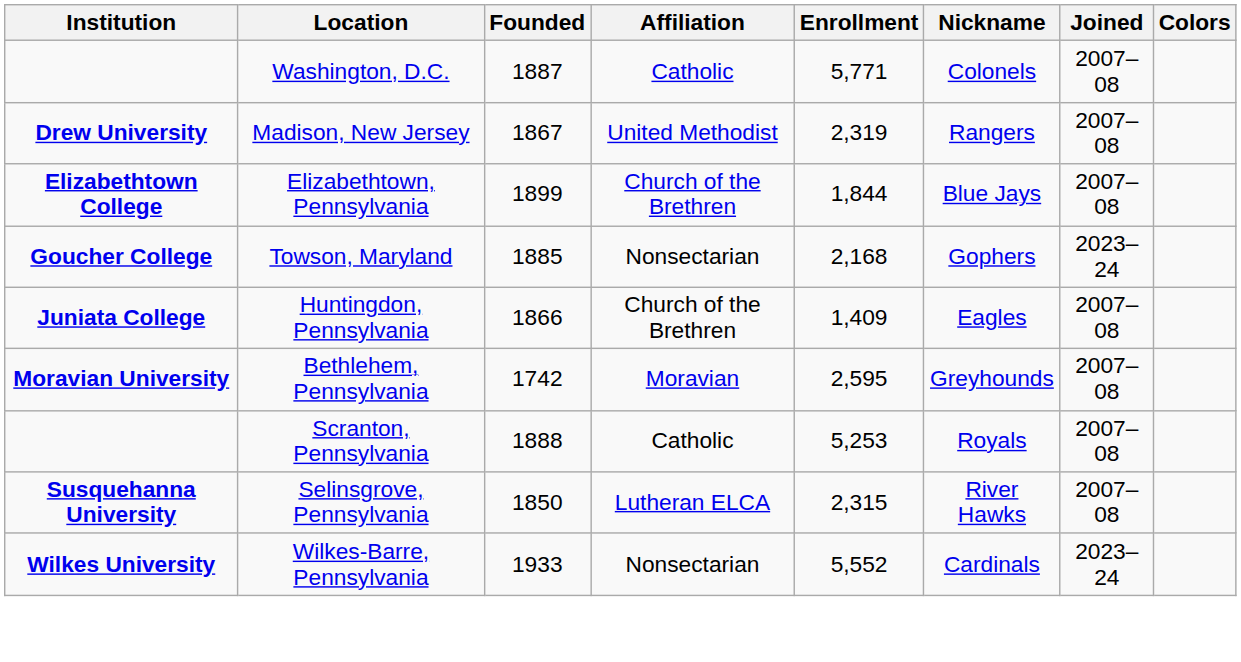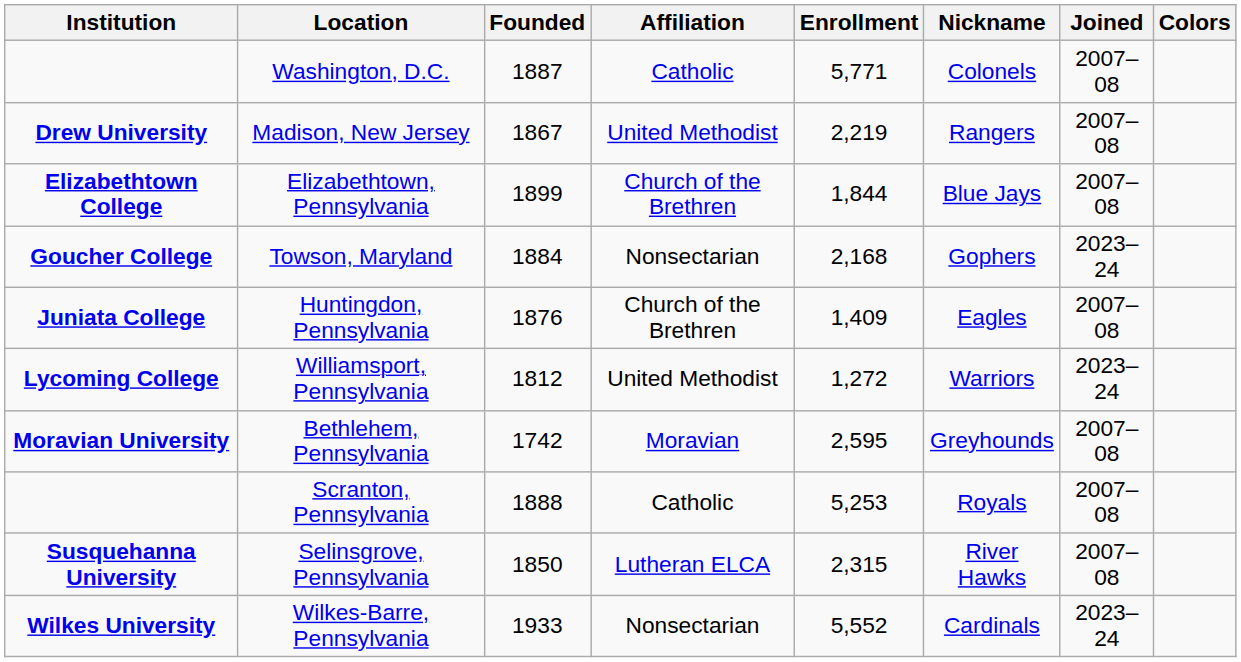(859, 132) 2,319 -> (859, 132) 2,219
(537, 256) 1885 -> (537, 256) 1884
(537, 317) 1866 -> (537, 317) 1876
+ row: (361, 379)
